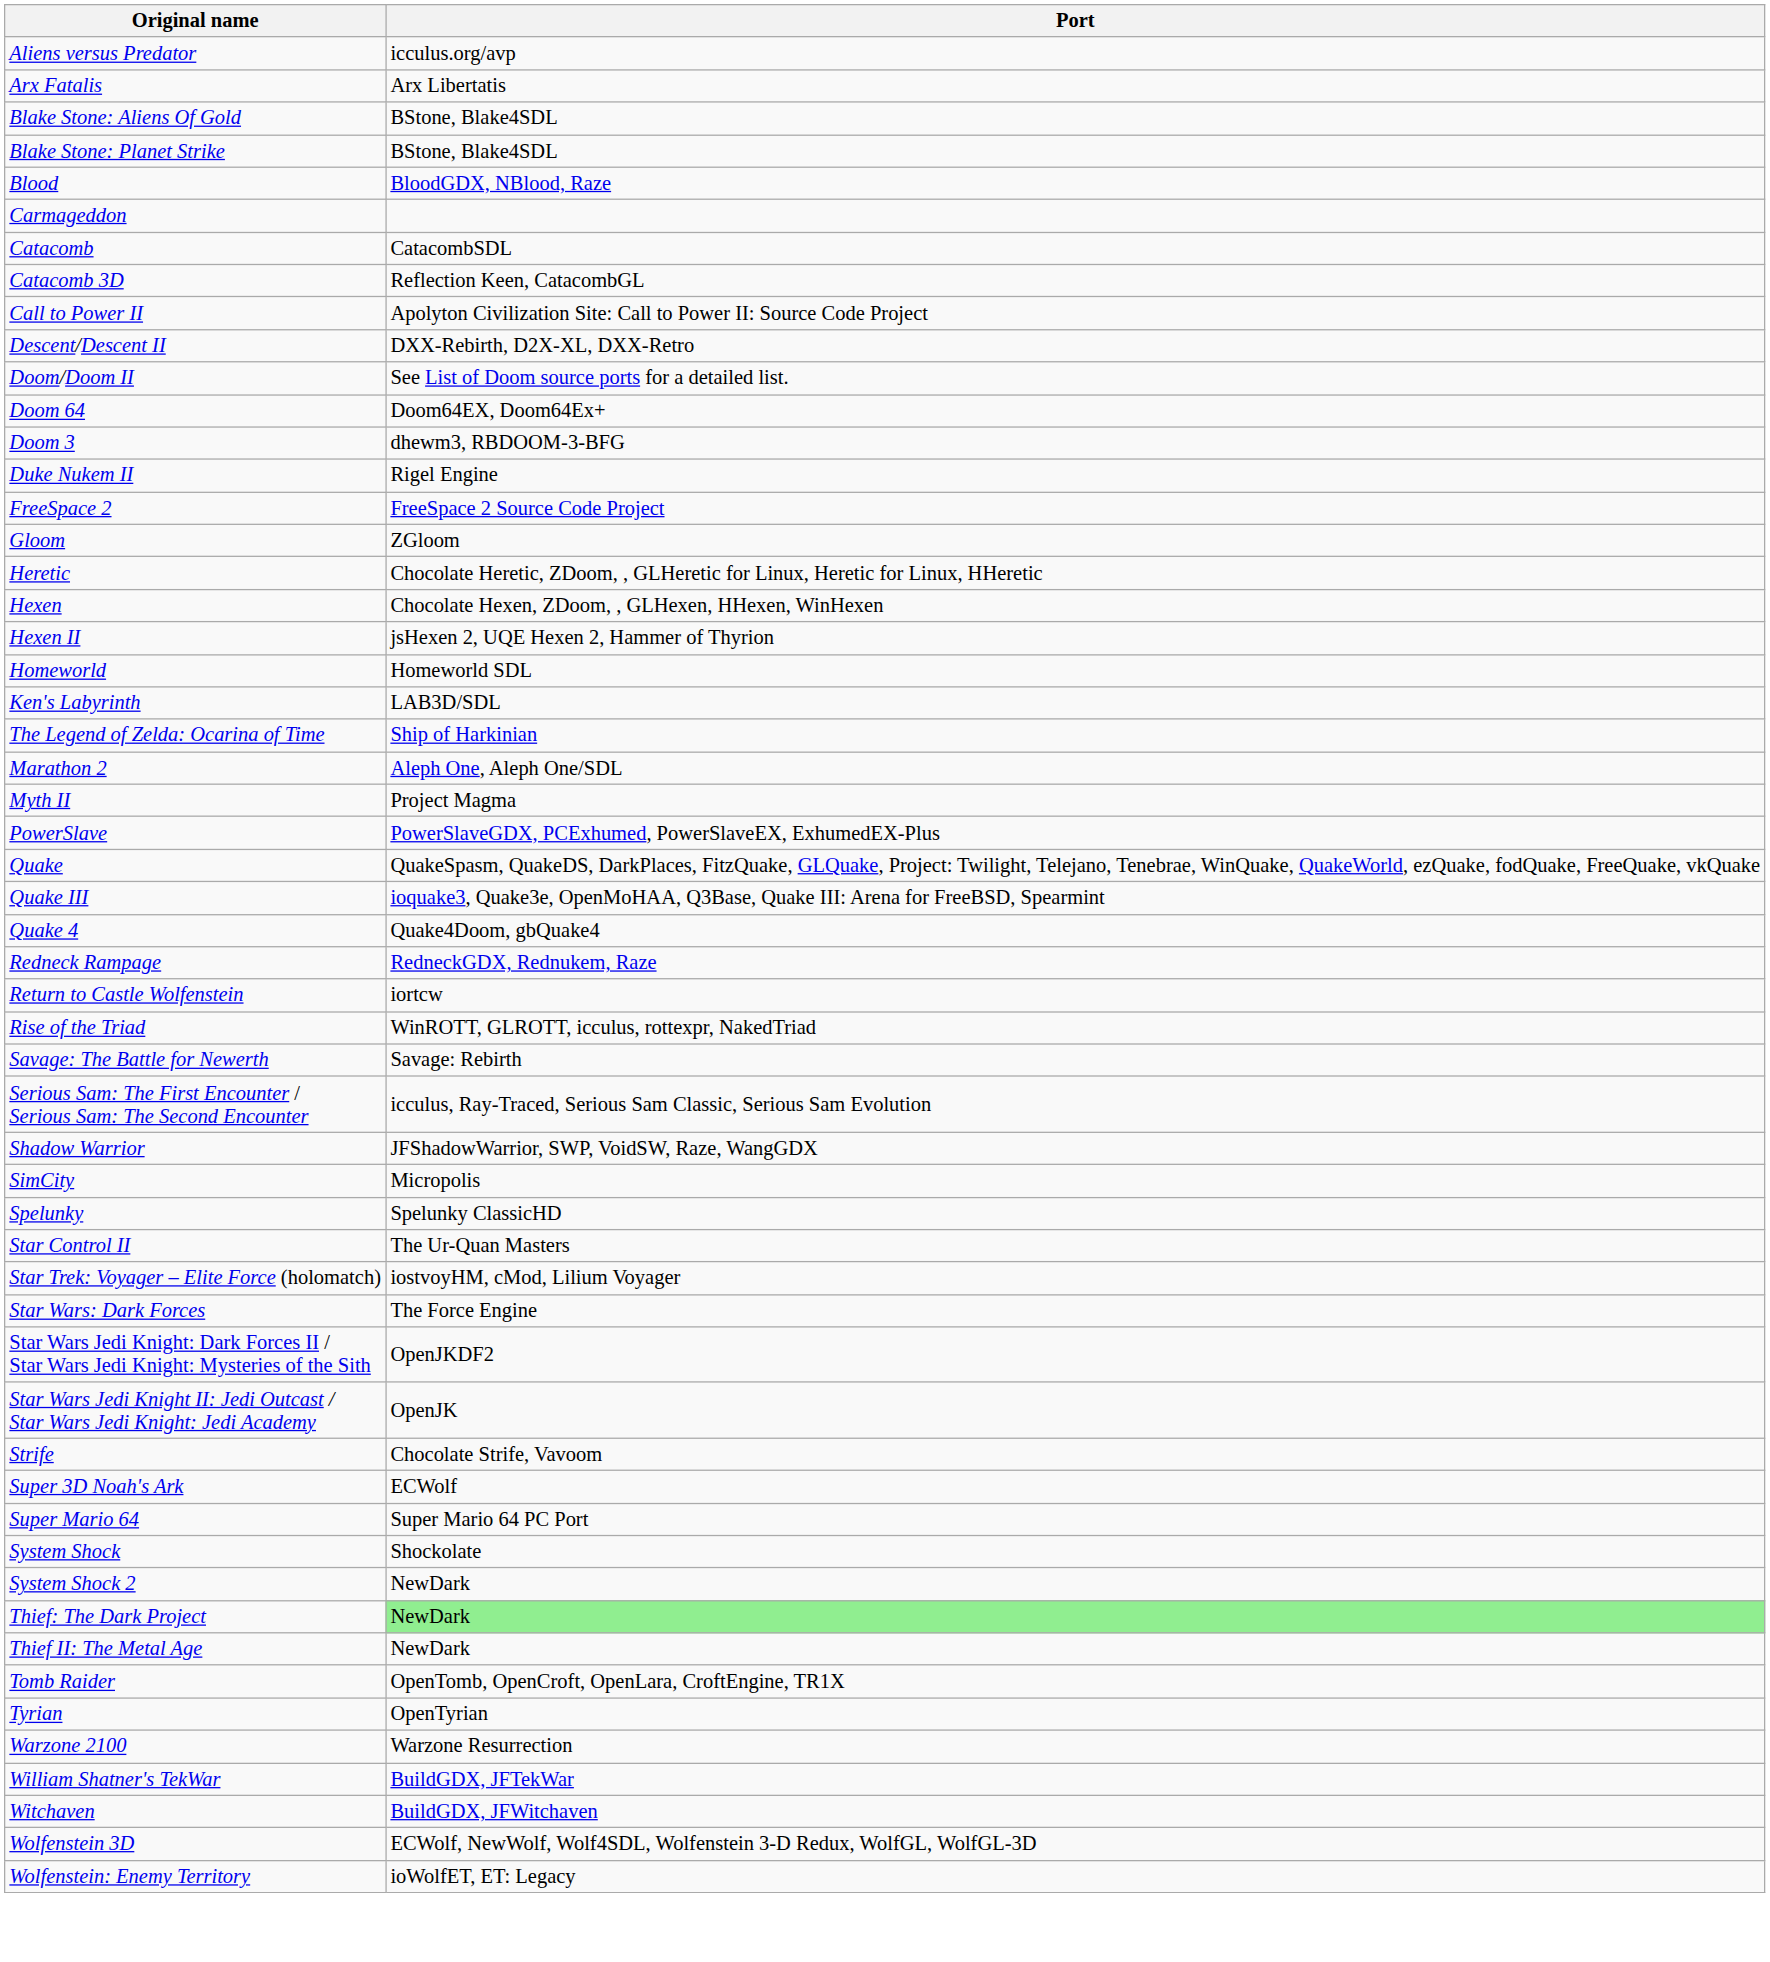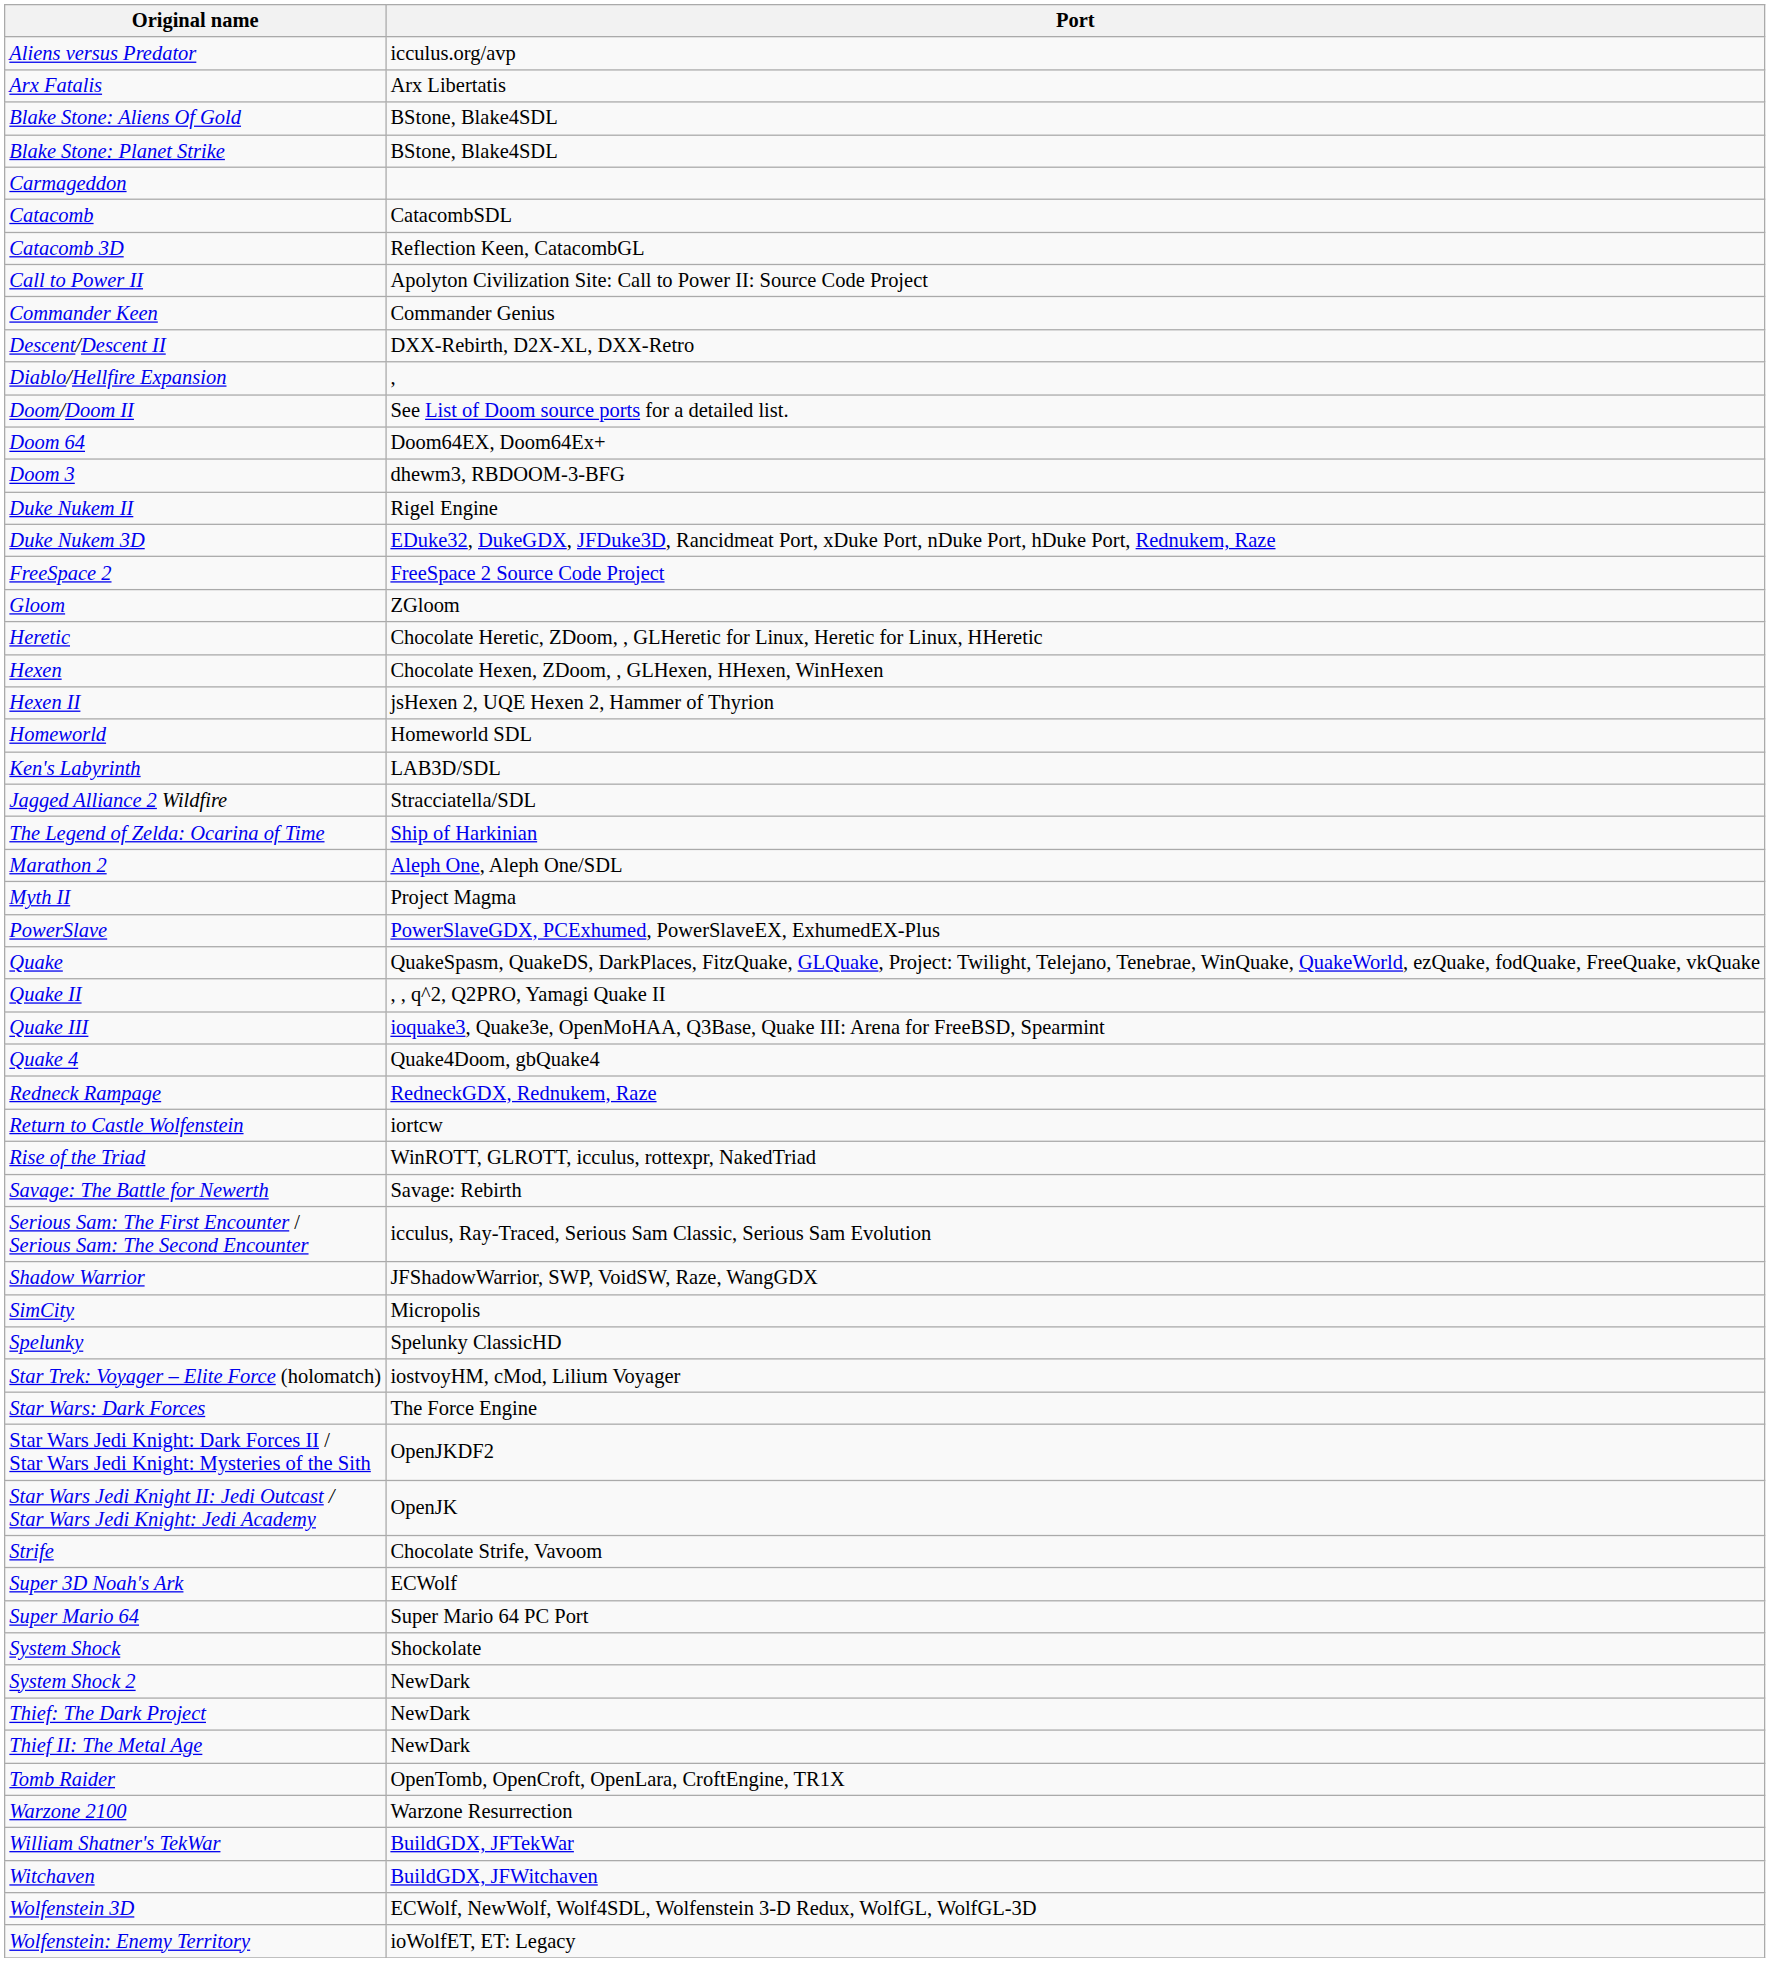- row: (34, 183)
+ row: (84, 313)
+ row: (118, 378)
+ row: (77, 540)
+ row: (118, 800)
+ row: (45, 995)
- row: (70, 1245)
(430, 1616) lightgreen background -> (430, 1713) no background
- row: (36, 1713)
